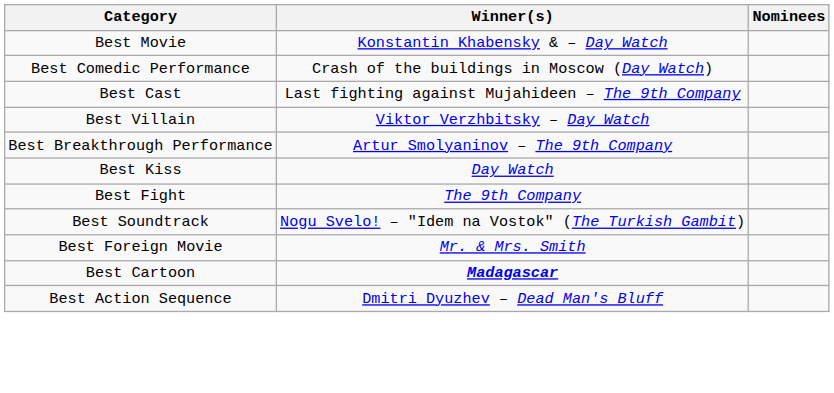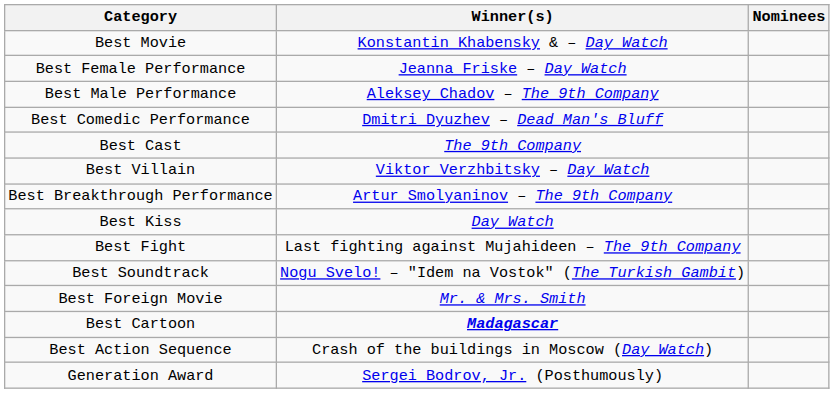+ row: (141, 68)
+ row: (141, 94)
(513, 68) Crash of the buildings in Moscow (Day Watch) -> (513, 119) Dmitri Dyuzhev – Dead Man's Bluff
(513, 94) Last fighting against Mujahideen – The 9th Company -> (513, 145) The 9th Company
(513, 196) The 9th Company -> (513, 247) Last fighting against Mujahideen – The 9th Company
(513, 298) Dmitri Dyuzhev – Dead Man's Bluff -> (513, 349) Crash of the buildings in Moscow (Day Watch)
+ row: (141, 375)
